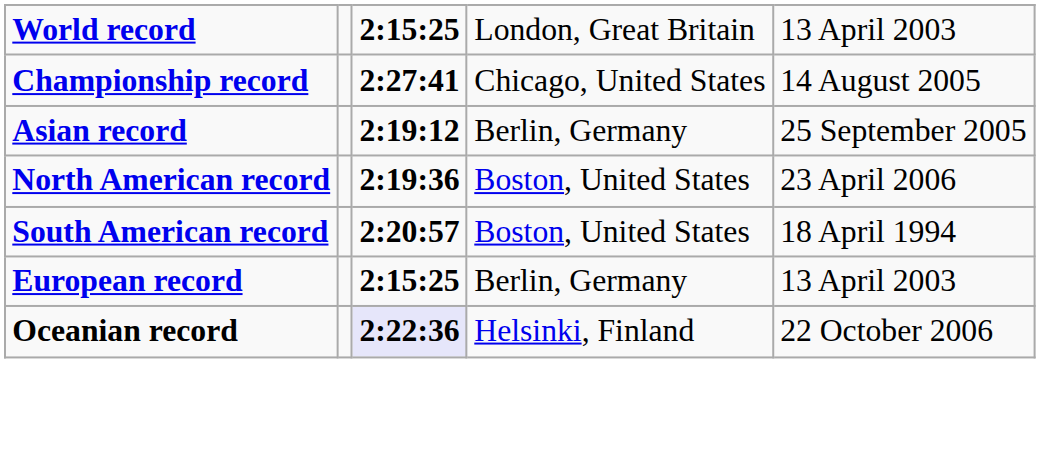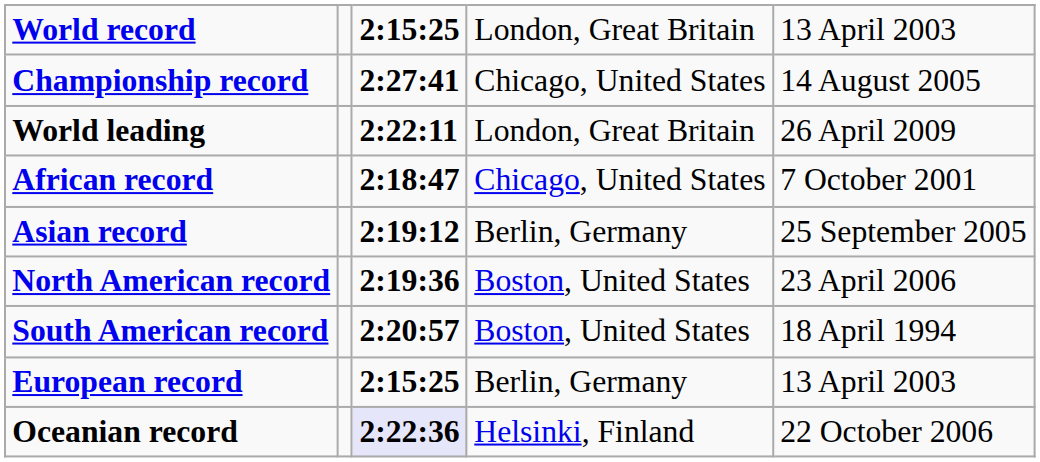+ row: (109, 130)
+ row: (113, 180)
